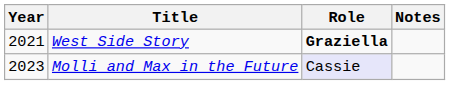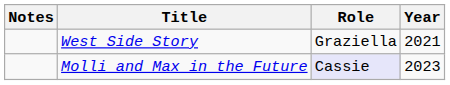columns swapped: (26, 17) <-> (418, 17)
(347, 42) bold -> (356, 42) normal
